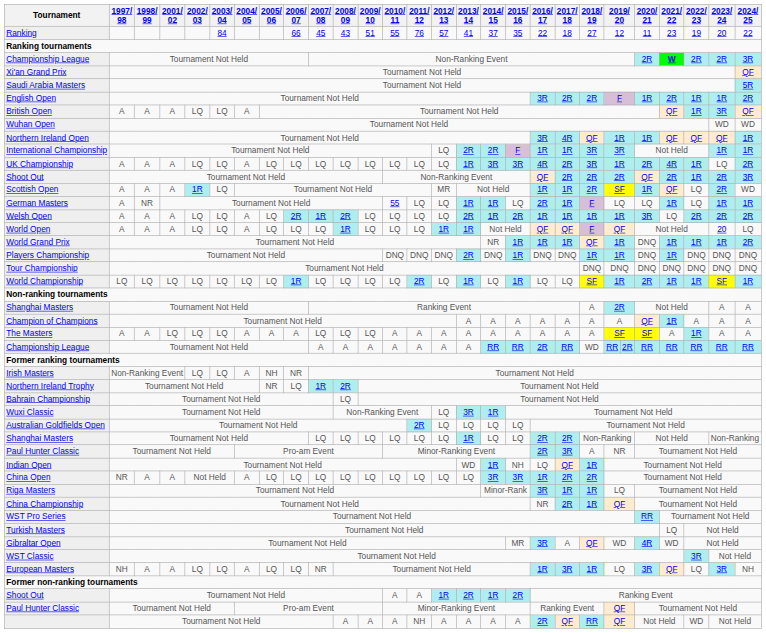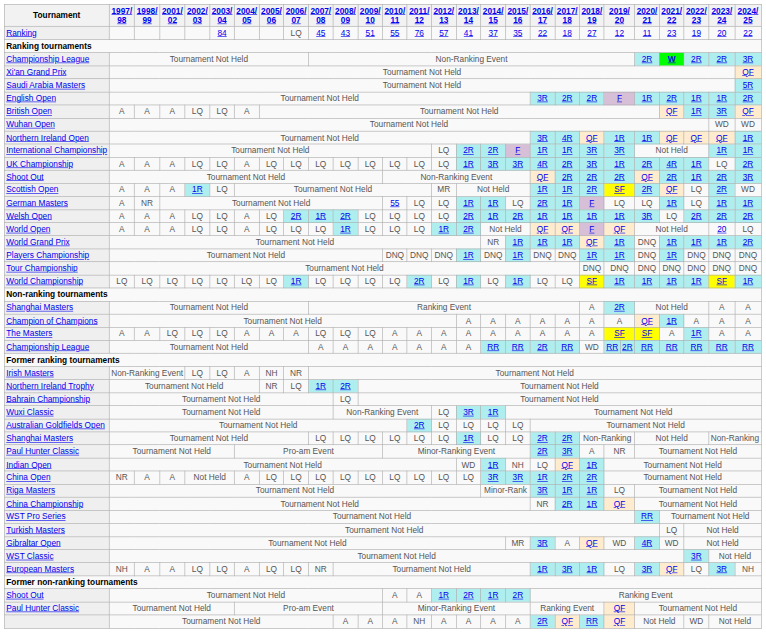(296, 33) 66 -> (296, 33) LQ
(647, 190) 1R -> (647, 190) 2R
(468, 229) 1R -> (468, 229) 2R
(468, 255) 2R -> (468, 255) 1R
(647, 281) 2R -> (647, 281) 1R
